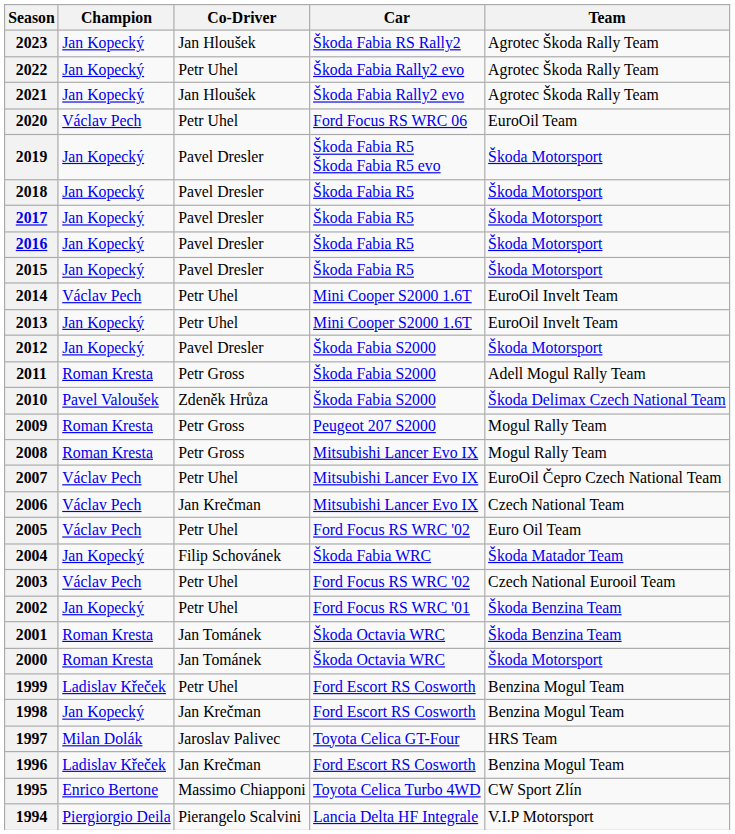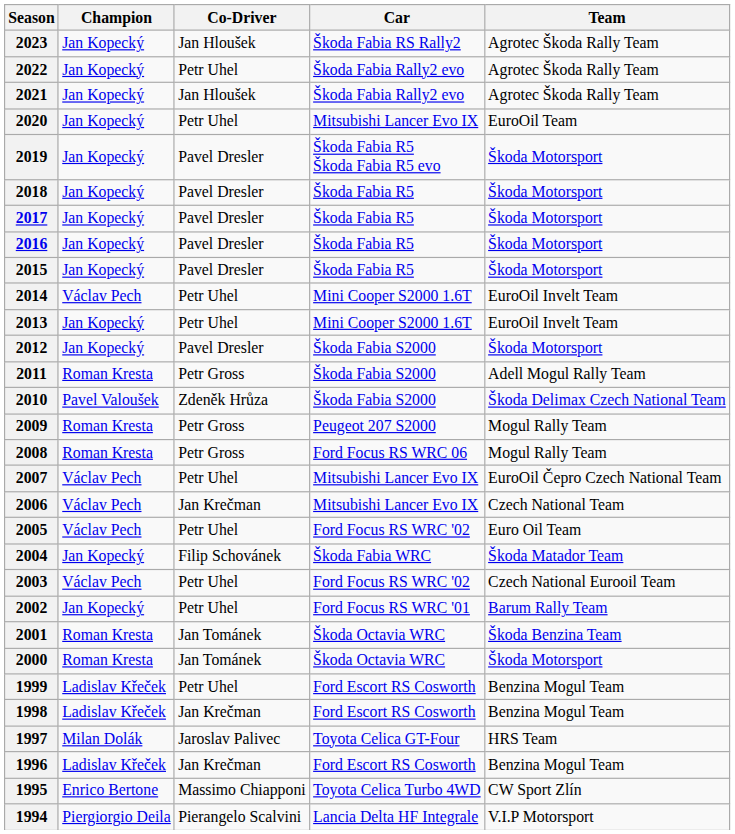(102, 121) Václav Pech -> (103, 121) Jan Kopecký
(390, 121) Ford Focus RS WRC 06 -> (396, 121) Mitsubishi Lancer Evo IX
(396, 452) Mitsubishi Lancer Evo IX -> (390, 452) Ford Focus RS WRC 06
(555, 608) Škoda Benzina Team -> (548, 608) Barum Rally Team
(103, 712) Jan Kopecký -> (114, 712) Ladislav Křeček
